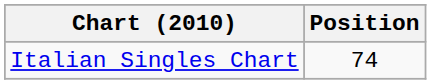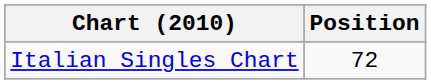(364, 61) 74 -> (364, 61) 72
